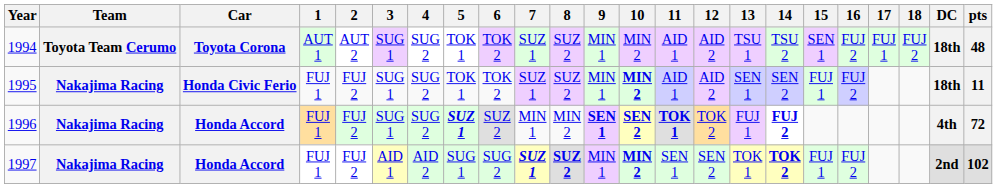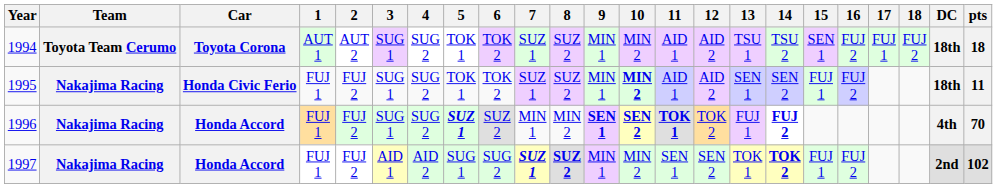(978, 46) 48 -> (978, 46) 18
(978, 124) 72 -> (978, 124) 70
(637, 163) bold -> (637, 163) normal
